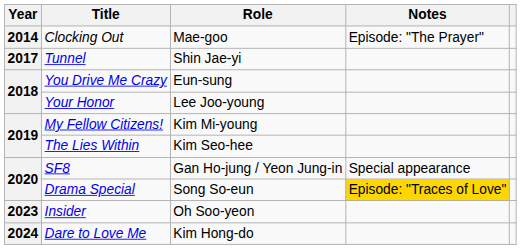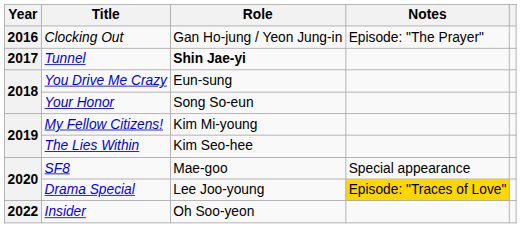(23, 37) 2014 -> (23, 37) 2016
(200, 37) Mae-goo -> (258, 37) Gan Ho-jung / Yeon Jung-in
(207, 59) normal -> (210, 59) bold
(219, 102) Lee Joo-young -> (213, 102) Song So-eun
(258, 168) Gan Ho-jung / Yeon Jung-in -> (200, 168) Mae-goo
(213, 189) Song So-eun -> (219, 189) Lee Joo-young
(23, 211) 2023 -> (23, 211) 2022
- row: (95, 233)
